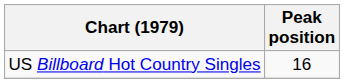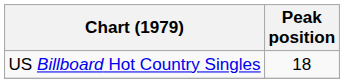(302, 64) 16 -> (302, 64) 18
